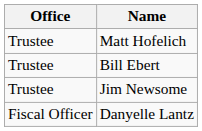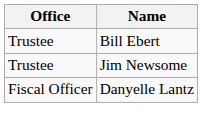- row: (143, 41)
